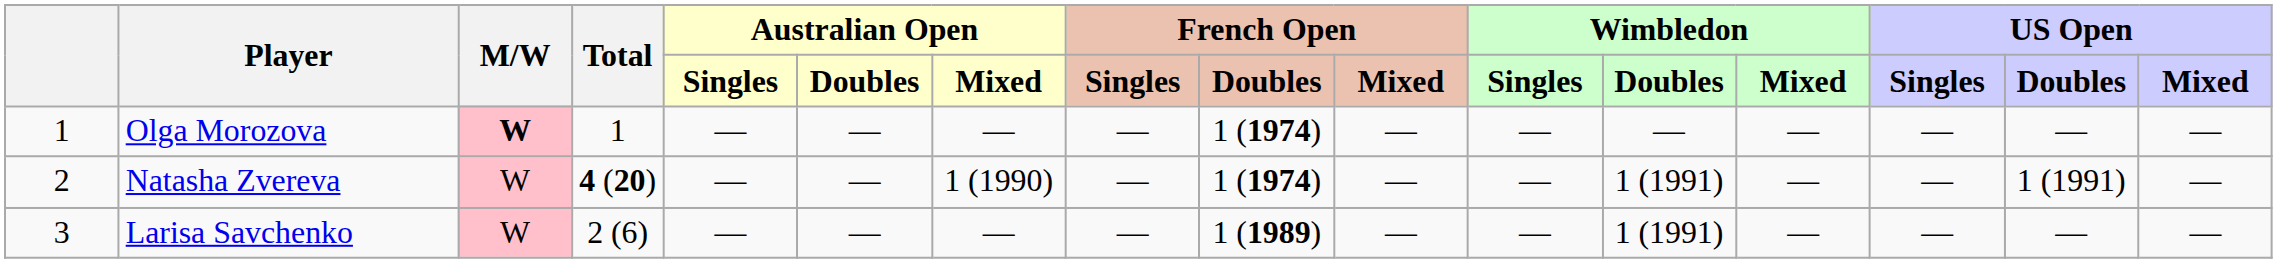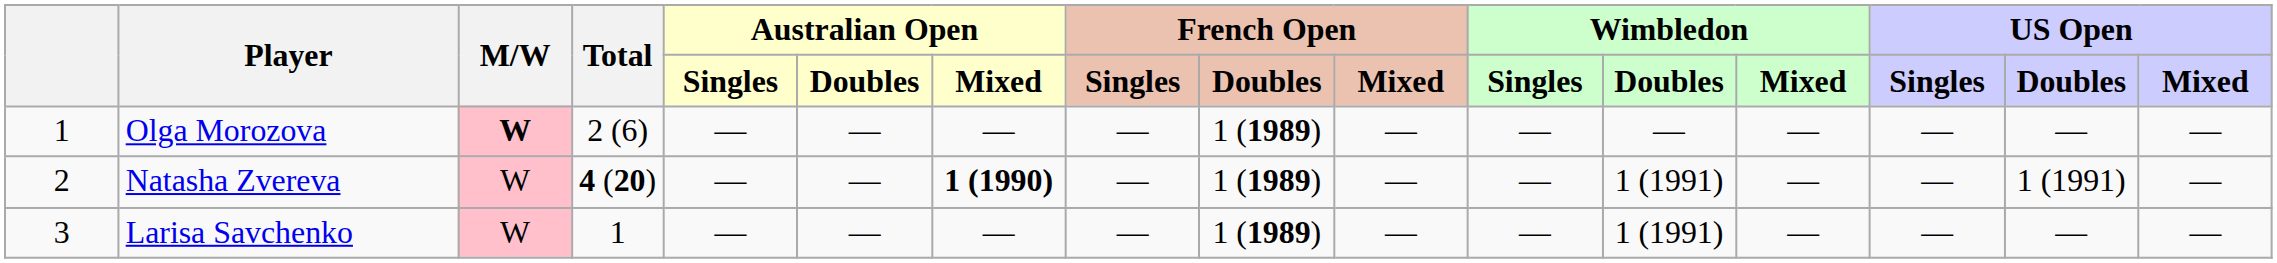(618, 130) 1 -> (618, 130) 2 (6)
(1267, 130) 1 (1974) -> (1267, 130) 1 (1989)
(999, 181) normal -> (999, 181) bold
(1267, 181) 1 (1974) -> (1267, 181) 1 (1989)
(618, 231) 2 (6) -> (618, 231) 1
